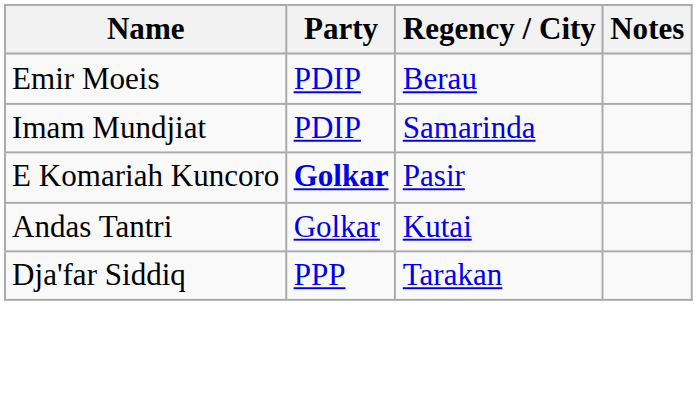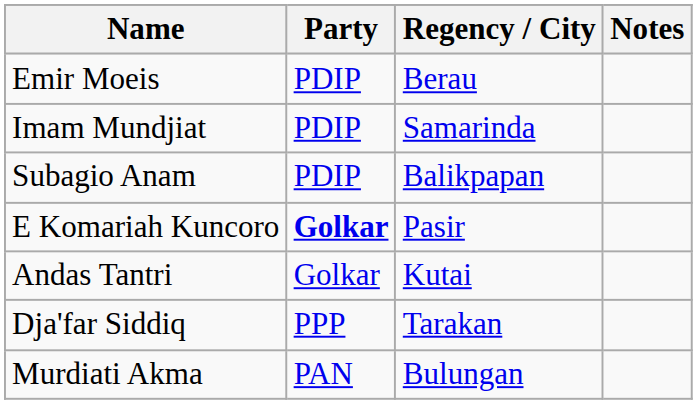+ row: (104, 176)
+ row: (107, 373)
